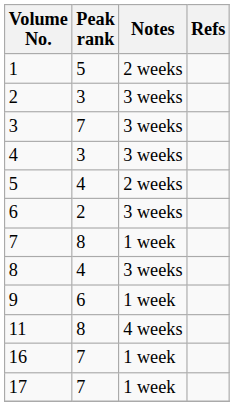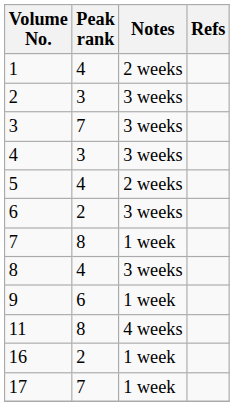(81, 68) 5 -> (81, 68) 4
(81, 357) 7 -> (81, 357) 2
